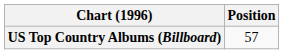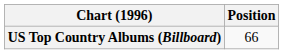(252, 37) 57 -> (252, 37) 66
